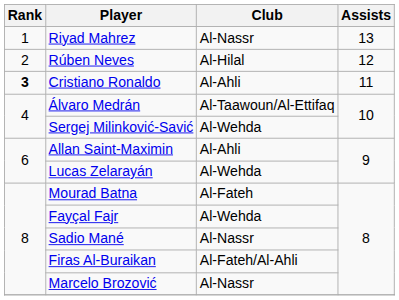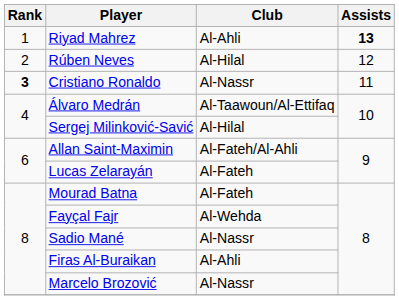(227, 37) Al-Nassr -> (220, 37) Al-Ahli
(366, 37) normal -> (366, 37) bold
(220, 82) Al-Ahli -> (227, 82) Al-Nassr
(231, 127) Al-Wehda -> (222, 127) Al-Hilal
(220, 149) Al-Ahli -> (249, 149) Al-Fateh/Al-Ahli
(231, 171) Al-Wehda -> (226, 171) Al-Fateh
(249, 261) Al-Fateh/Al-Ahli -> (220, 261) Al-Ahli
